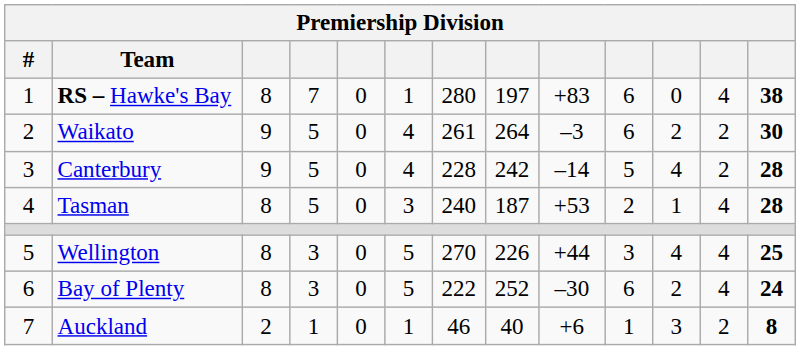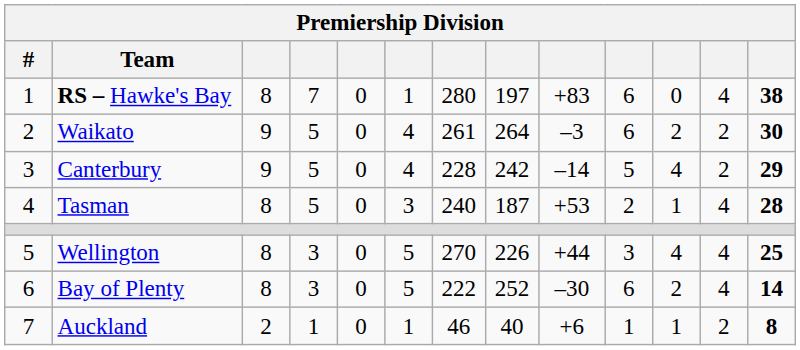(771, 168) 28 -> (771, 168) 29
(771, 289) 24 -> (771, 289) 14
(676, 325) 3 -> (676, 325) 1
